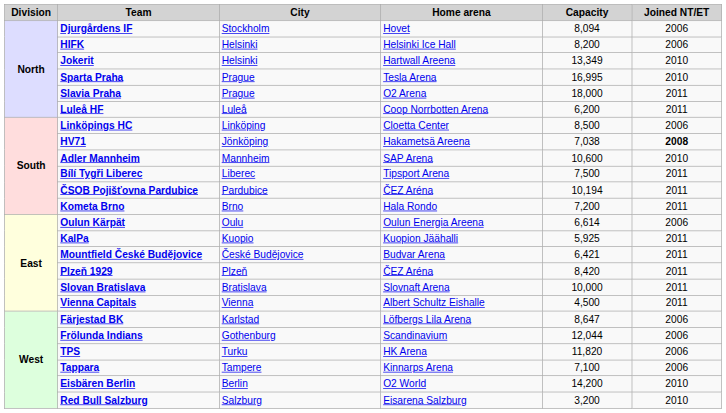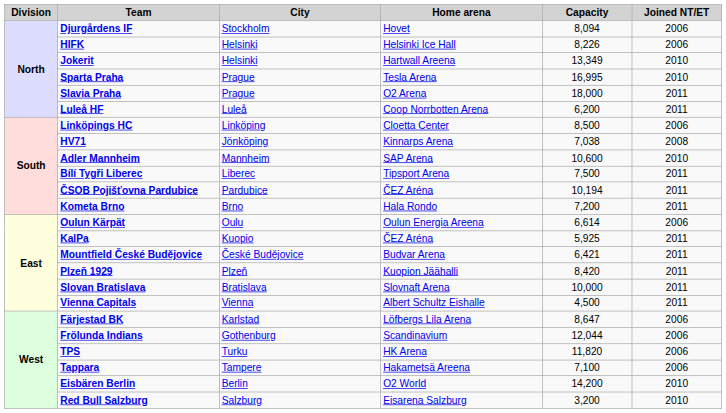(587, 45) 8,200 -> (587, 45) 8,226
(427, 142) Hakametsä Areena -> (418, 142) Kinnarps Arena
(677, 142) bold -> (677, 142) normal
(421, 239) Kuopion Jäähalli -> (408, 239) ČEZ Aréna
(408, 271) ČEZ Aréna -> (421, 271) Kuopion Jäähalli
(418, 368) Kinnarps Arena -> (427, 368) Hakametsä Areena
